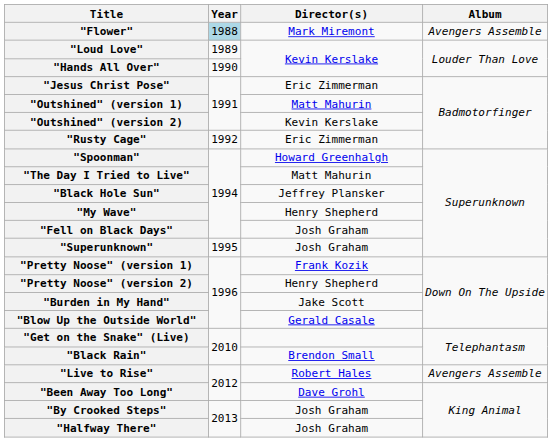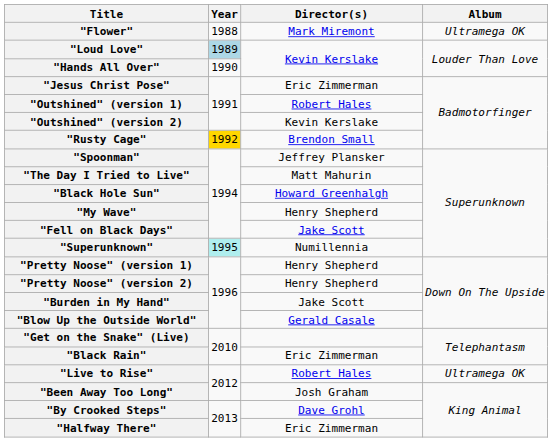(225, 31) lightblue background -> (225, 31) no background
(485, 31) Avengers Assemble -> (485, 31) Ultramega OK
(225, 49) no background -> (225, 49) lightblue background
(331, 103) Matt Mahurin -> (331, 103) Robert Hales
(225, 139) no background -> (225, 139) gold background
(331, 139) Eric Zimmerman -> (331, 139) Brendon Small
(331, 158) Howard Greenhalgh -> (331, 158) Jeffrey Plansker
(331, 194) Jeffrey Plansker -> (331, 194) Howard Greenhalgh
(331, 230) Josh Graham -> (331, 230) Jake Scott
(225, 248) no background -> (225, 248) paleturquoise background
(331, 248) Josh Graham -> (331, 248) Numillennia
(331, 266) Frank Kozik -> (331, 266) Henry Shepherd
(331, 356) Brendon Small -> (331, 356) Eric Zimmerman
(485, 374) Avengers Assemble -> (485, 374) Ultramega OK
(331, 392) Dave Grohl -> (331, 392) Josh Graham
(331, 410) Josh Graham -> (331, 410) Dave Grohl
(331, 428) Josh Graham -> (331, 428) Eric Zimmerman
